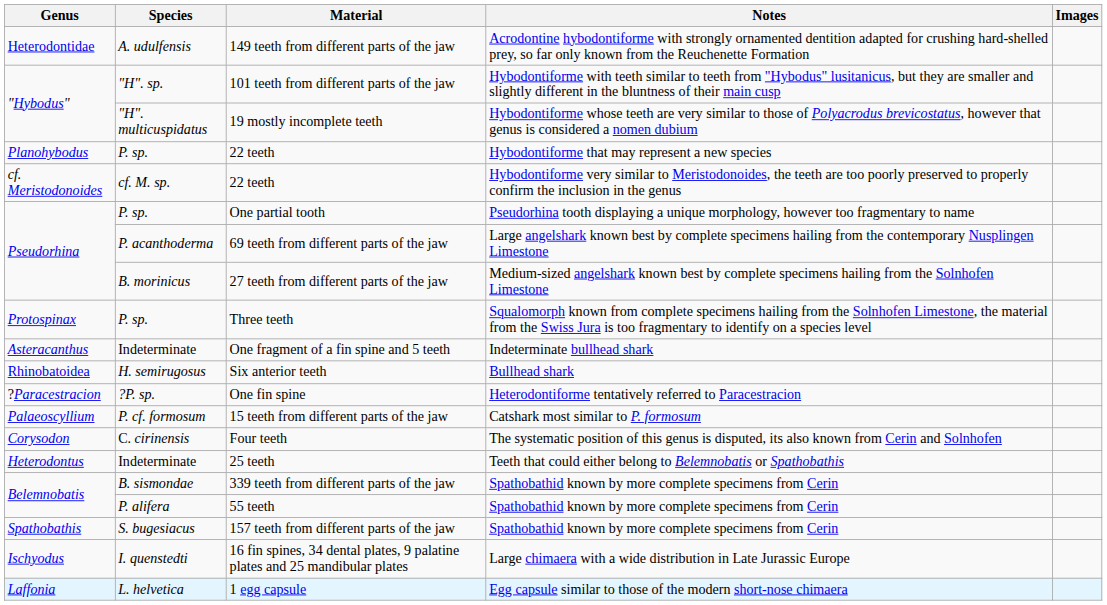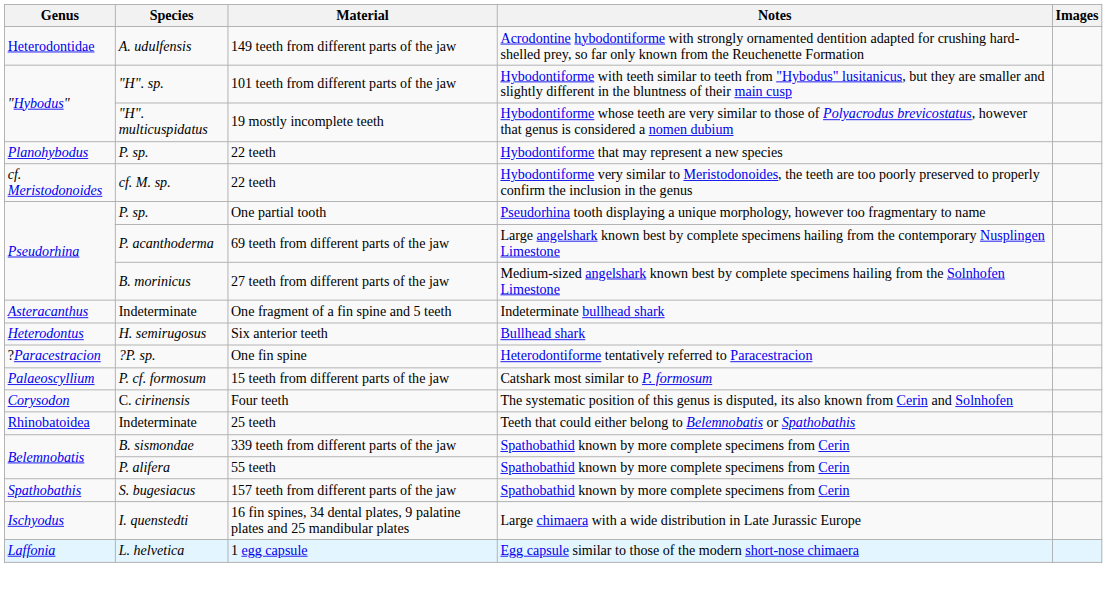- row: (261, 319)
(49, 372) Rhinobatoidea -> (46, 334) Heterodontus
(46, 461) Heterodontus -> (49, 423) Rhinobatoidea
